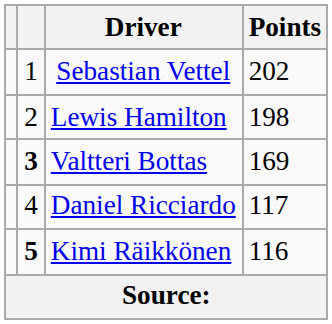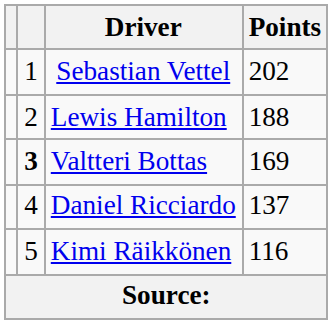(269, 116) 198 -> (269, 116) 188
(269, 206) 117 -> (269, 206) 137
(31, 250) bold -> (31, 250) normal
